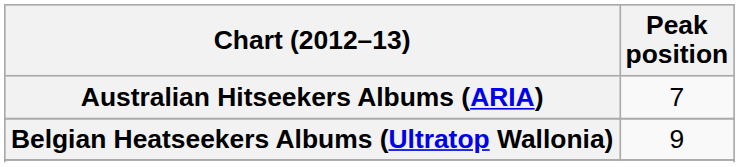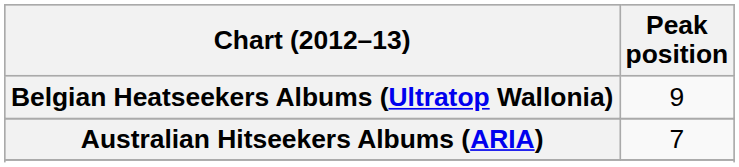rows swapped: (312, 97) <-> (312, 138)
